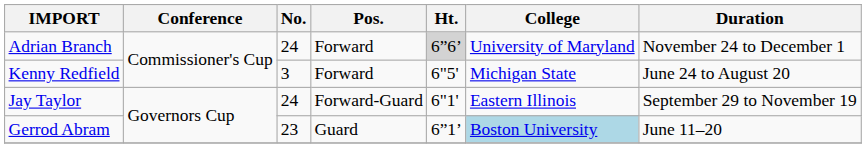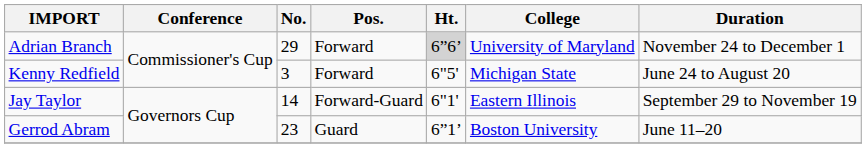(289, 45) 24 -> (289, 45) 29
(289, 101) 24 -> (289, 101) 14
(534, 128) lightblue background -> (534, 128) no background
